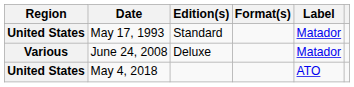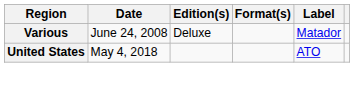- row: (127, 33)
